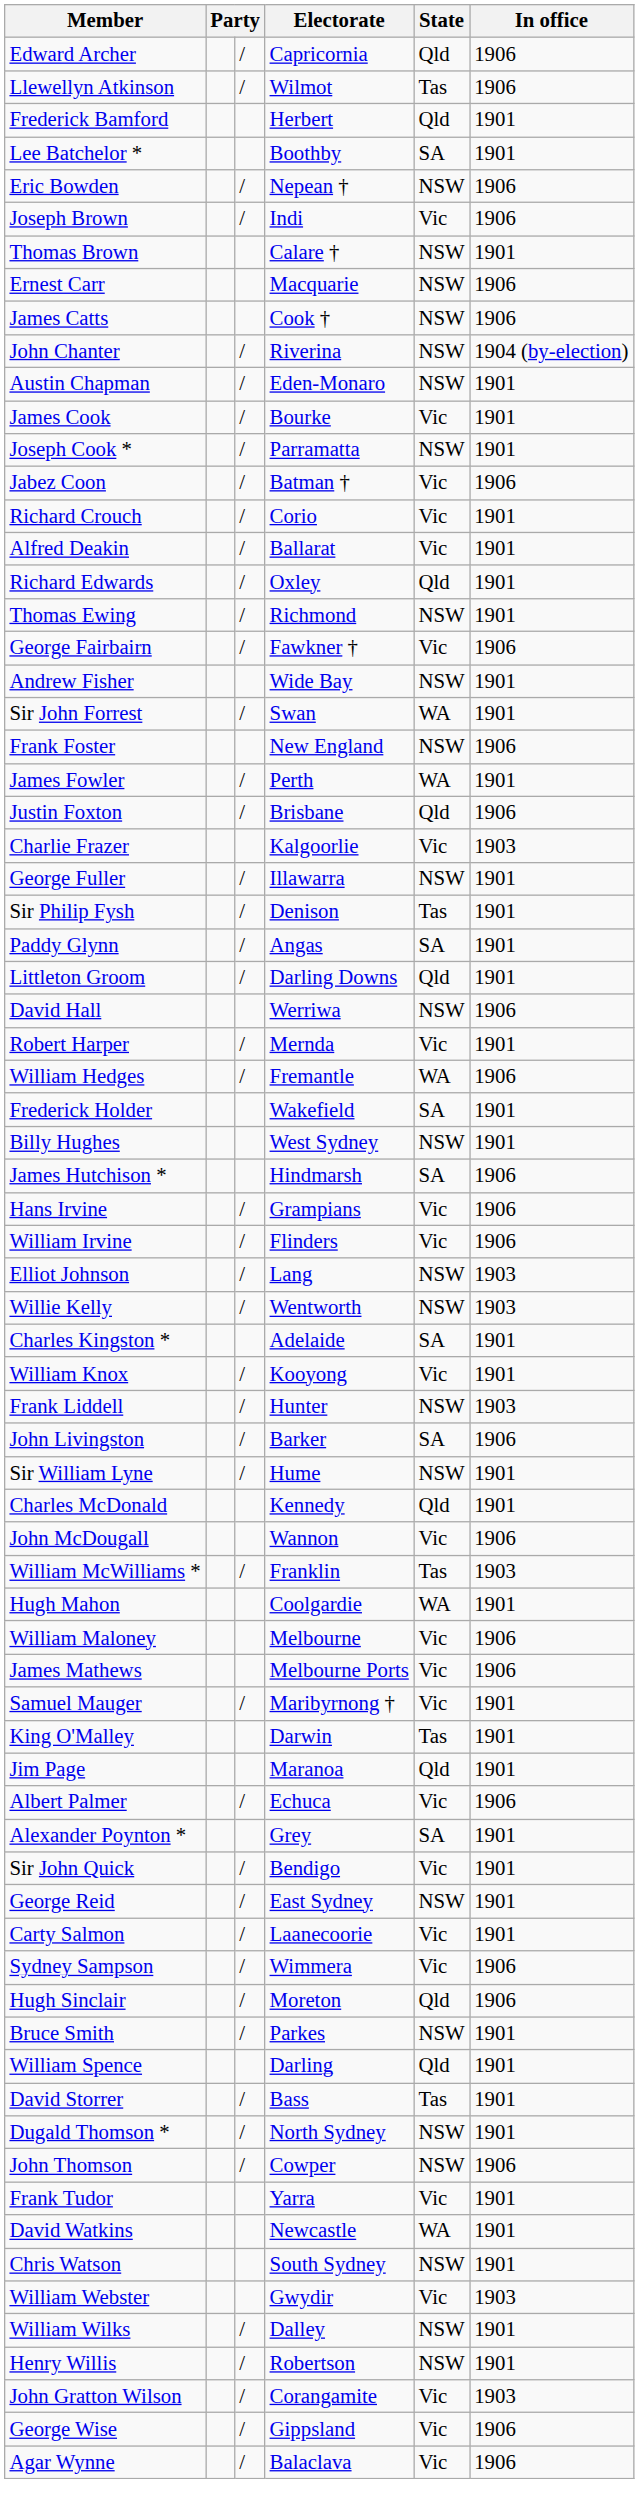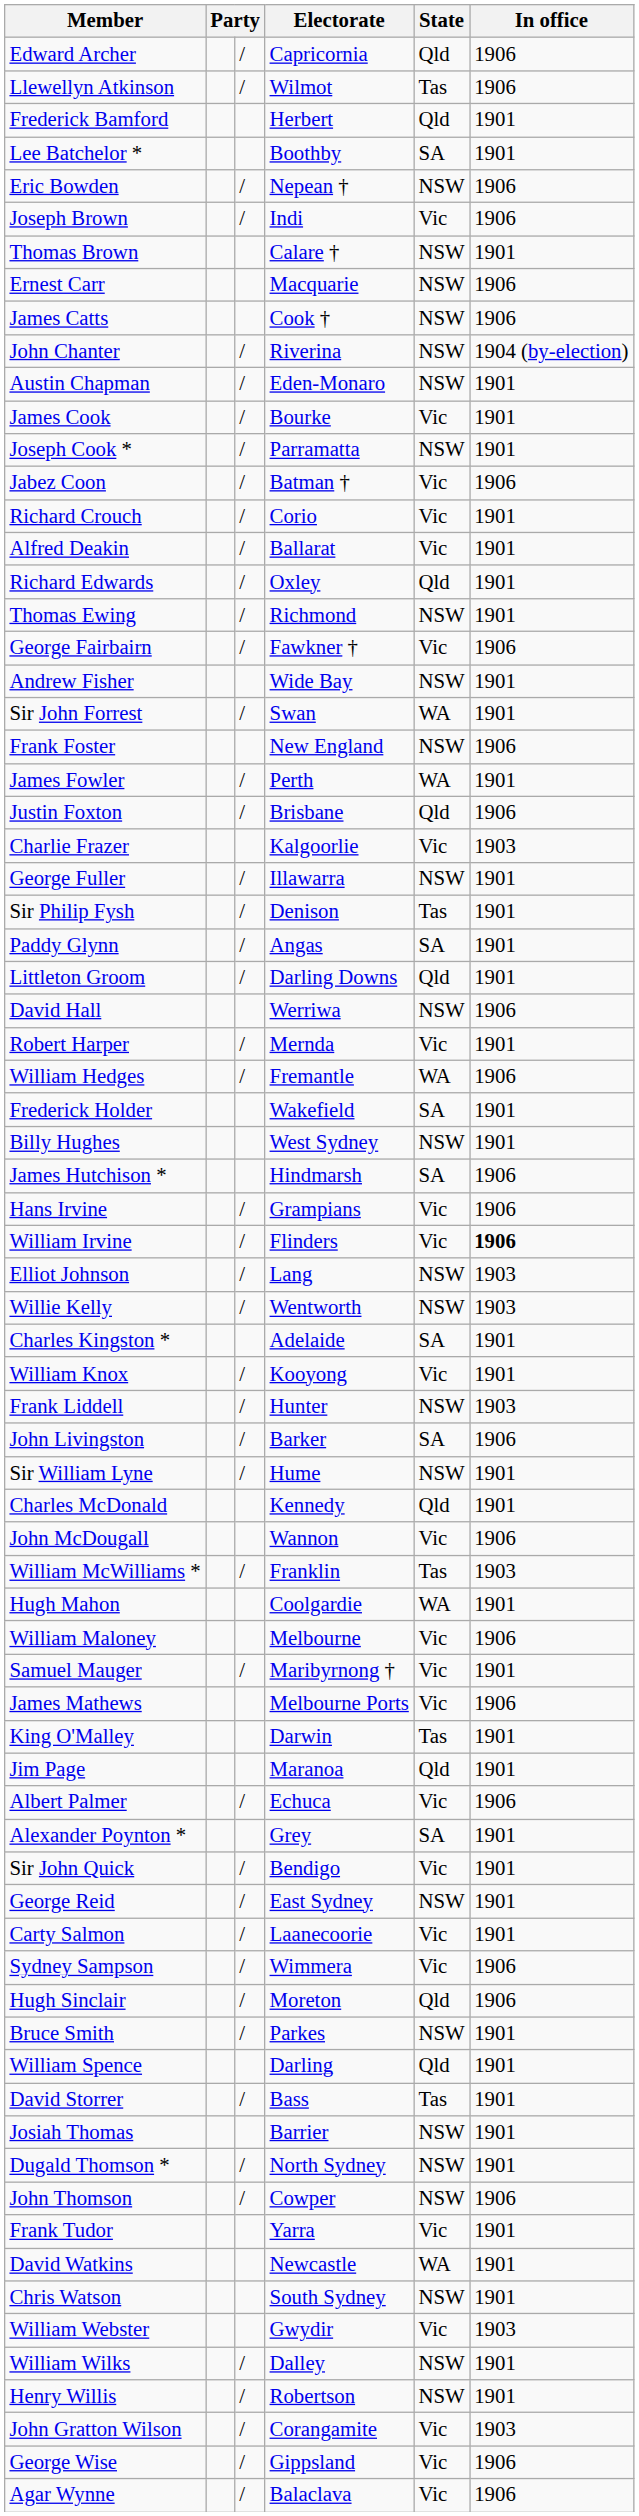(495, 1241) normal -> (495, 1241) bold
rows swapped: (76, 1670) <-> (76, 1703)
+ row: (71, 2132)
